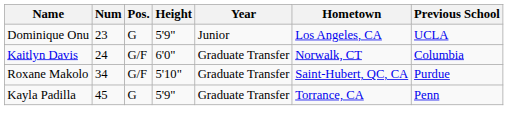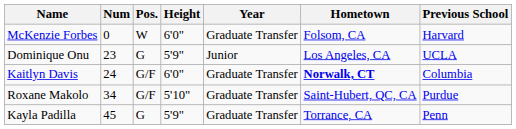+ row: (52, 34)
(329, 54) normal -> (339, 74) bold
